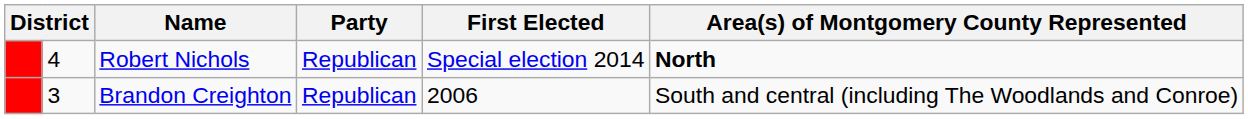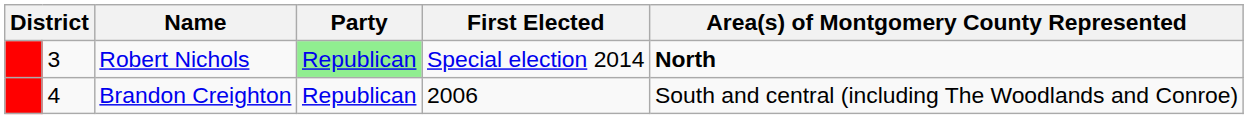(54, 58) 4 -> (54, 58) 3
(359, 58) no background -> (359, 58) lightgreen background
(54, 95) 3 -> (54, 95) 4
